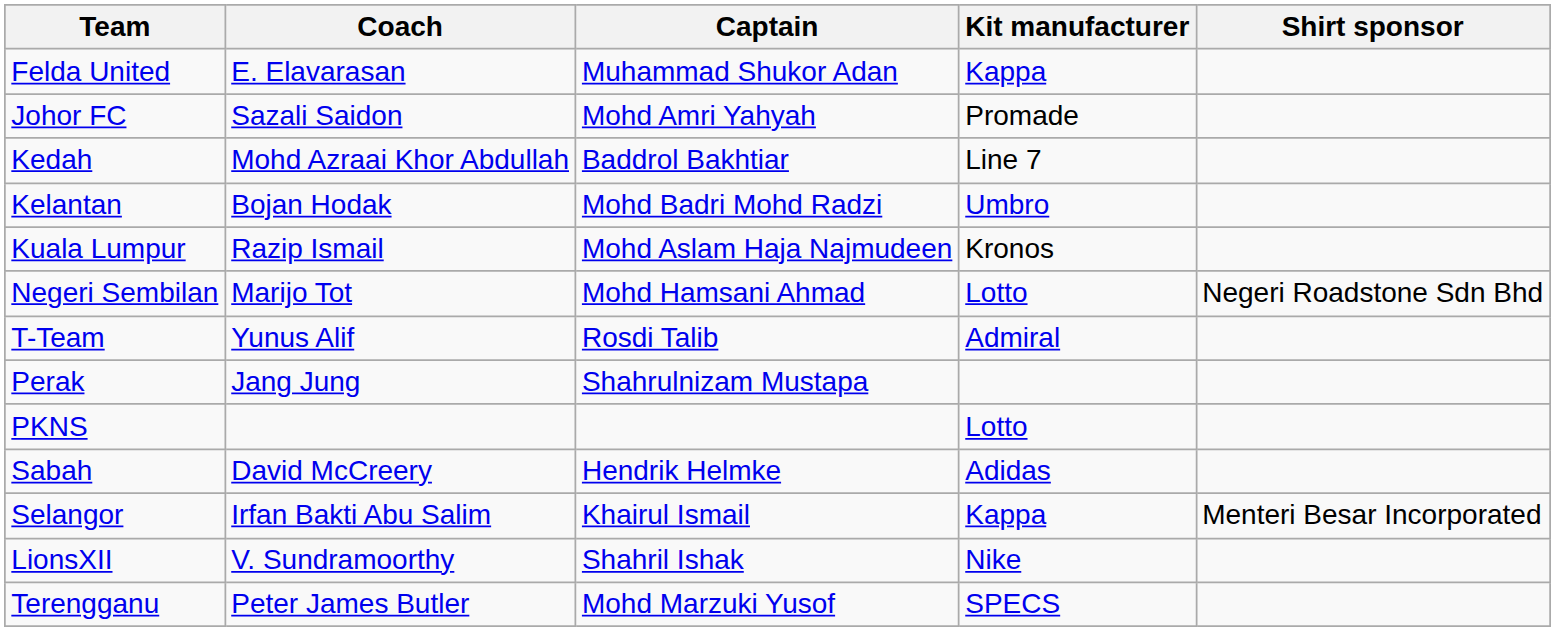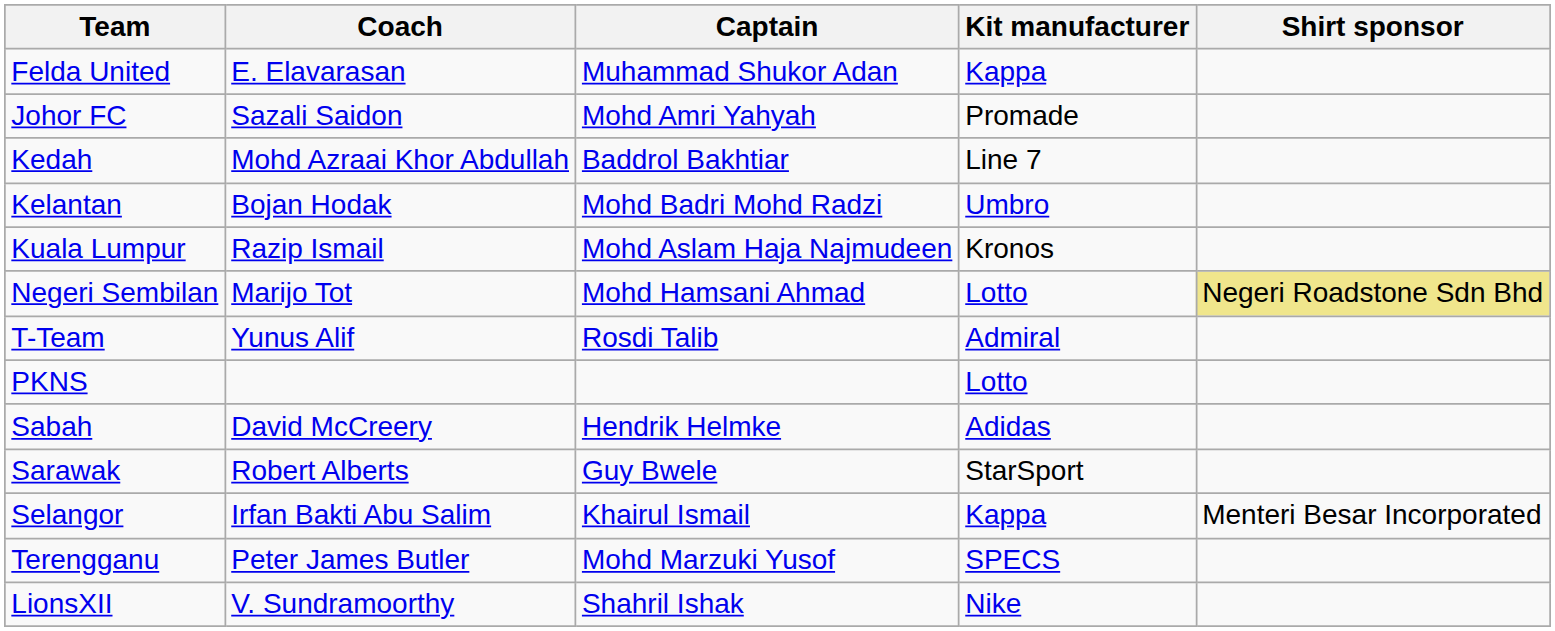(1373, 293) no background -> (1373, 293) khaki background
- row: (48, 381)
+ row: (66, 470)
rows swapped: (62, 559) <-> (85, 603)
